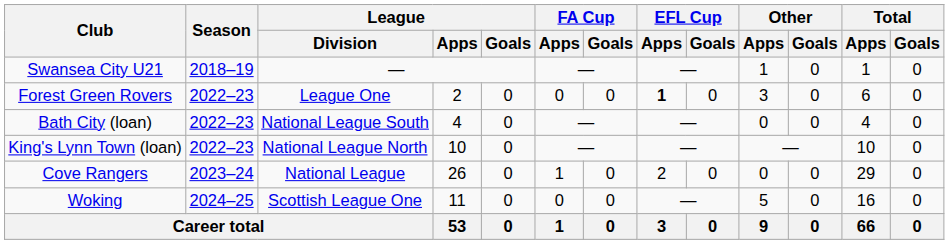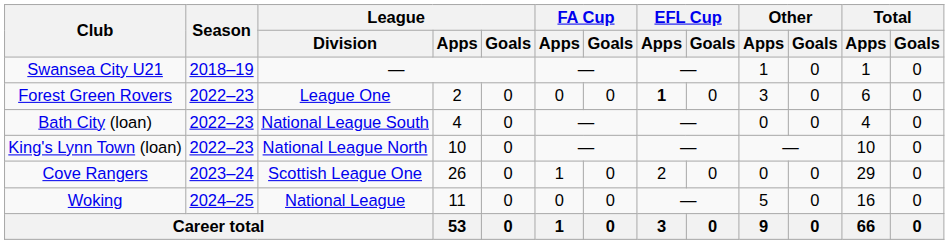(345, 174) National League -> (345, 174) Scottish League One
(345, 200) Scottish League One -> (345, 200) National League
